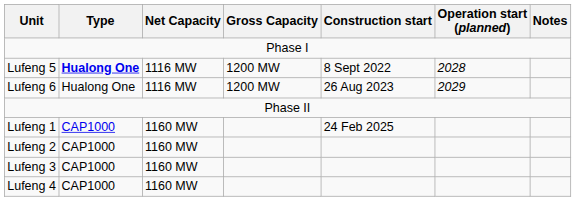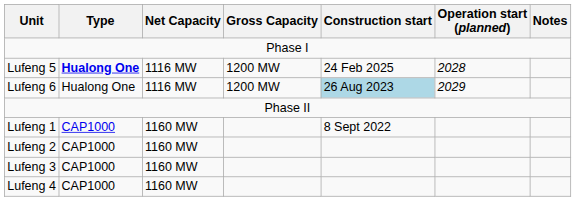(357, 68) 8 Sept 2022 -> (359, 68) 24 Feb 2025
(359, 87) no background -> (359, 87) lightblue background
(359, 127) 24 Feb 2025 -> (357, 127) 8 Sept 2022
